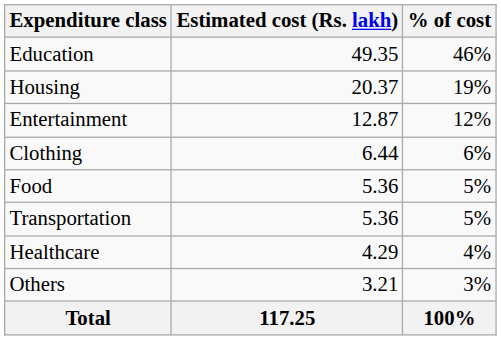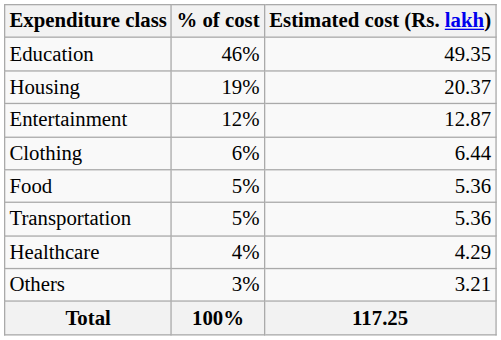columns swapped: (287, 20) <-> (449, 20)
